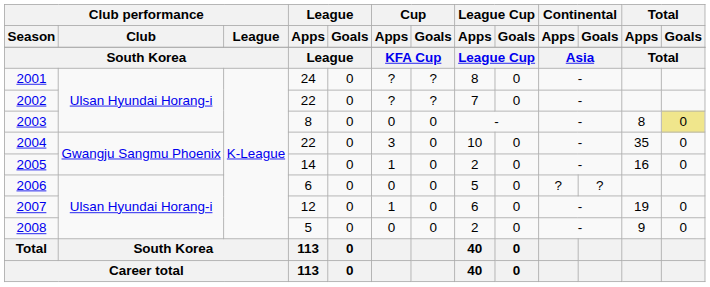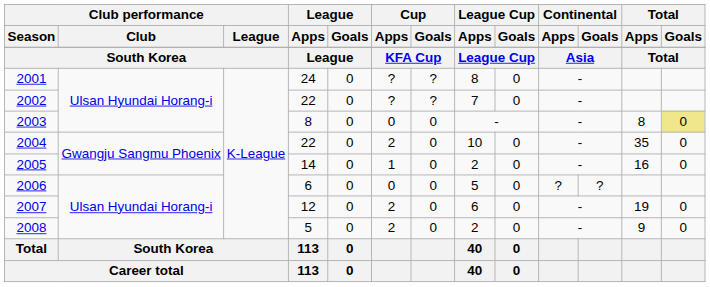(391, 143) 3 -> (391, 143) 2
(391, 206) 1 -> (391, 206) 2
(391, 228) 0 -> (391, 228) 2
